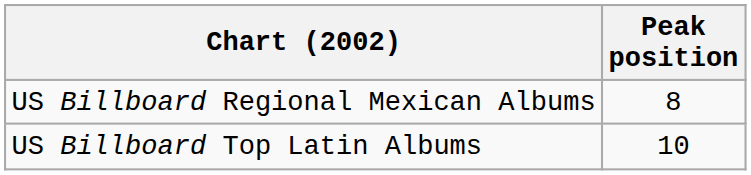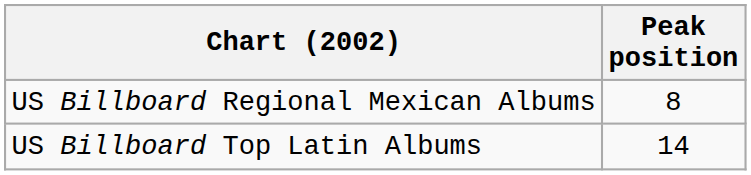(673, 146) 10 -> (673, 146) 14
